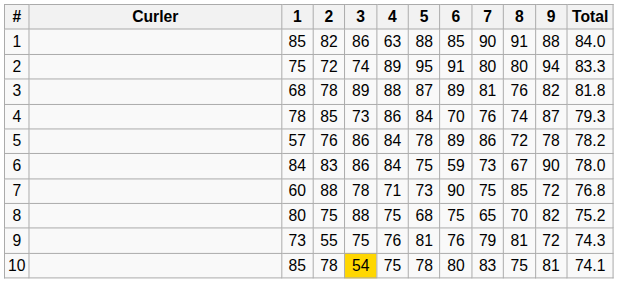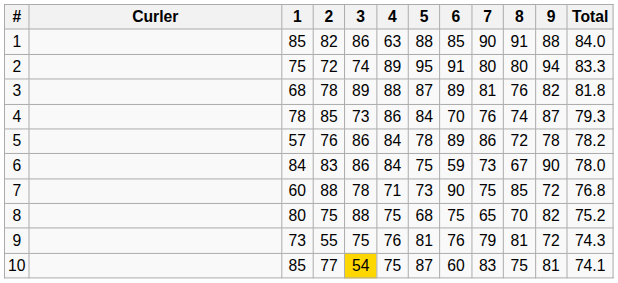(329, 265) 78 -> (329, 265) 77
(424, 265) 78 -> (424, 265) 87
(456, 265) 80 -> (456, 265) 60
